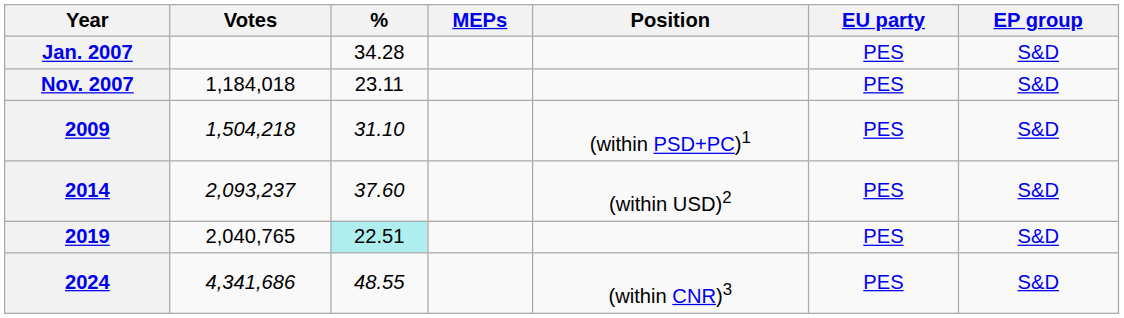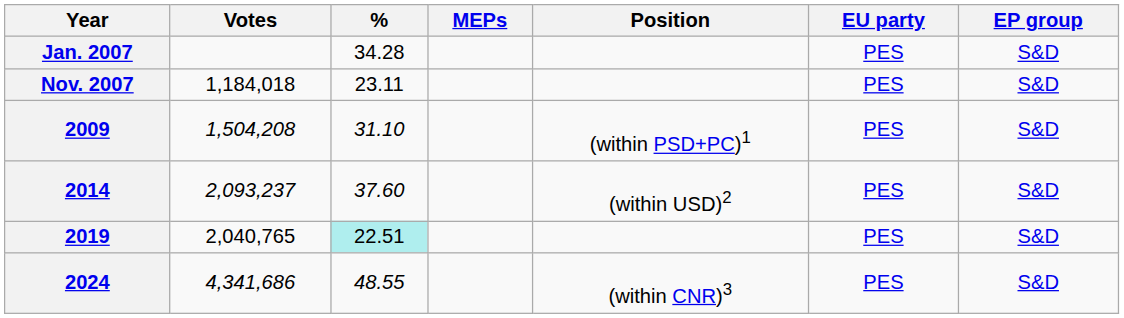(250, 130) 1,504,218 -> (250, 130) 1,504,208
